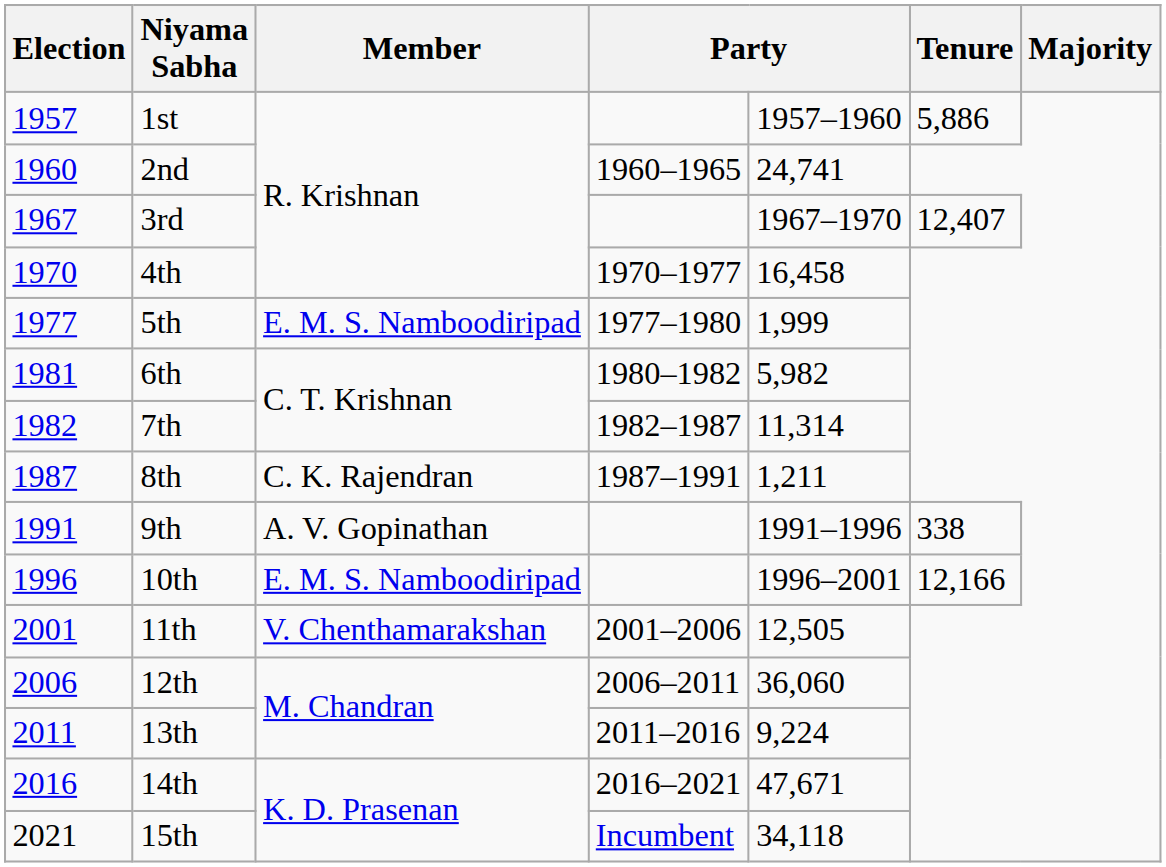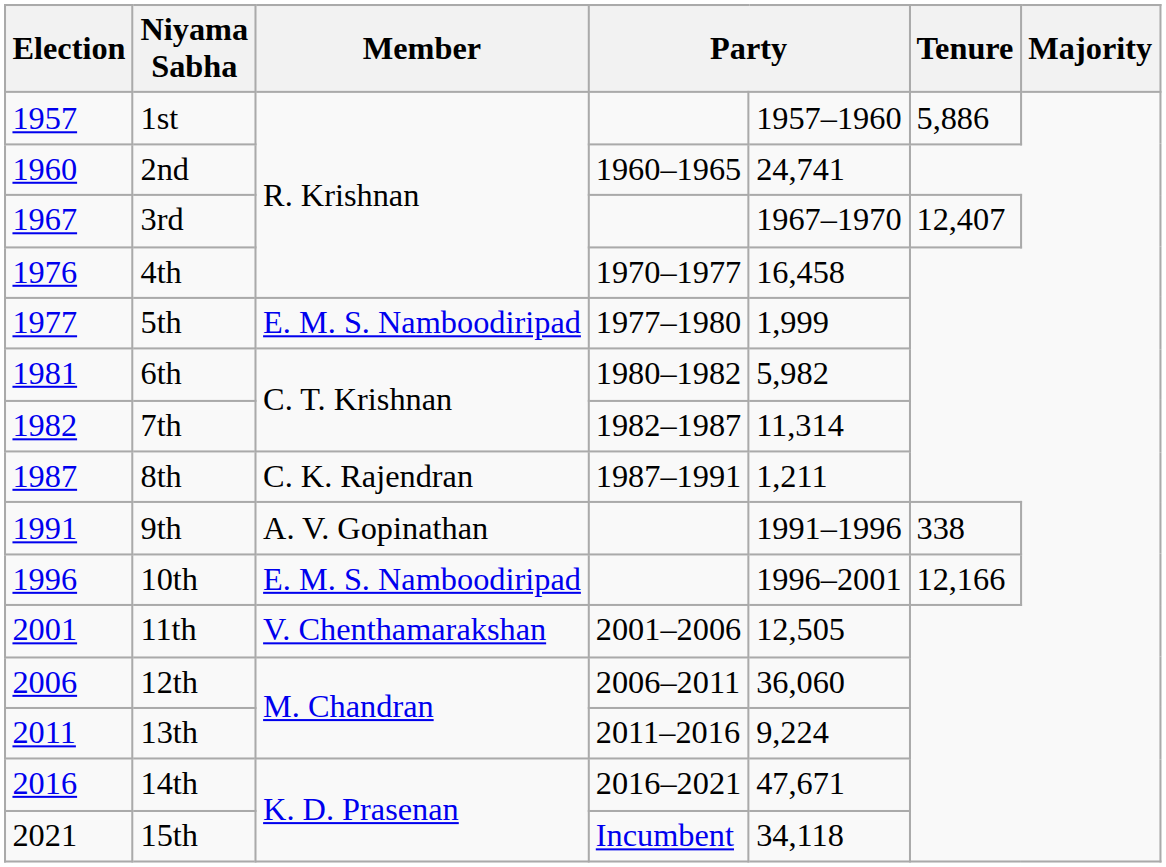(45, 271) 1970 -> (45, 271) 1976
